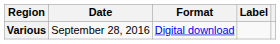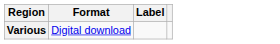- column: (100, 13)
